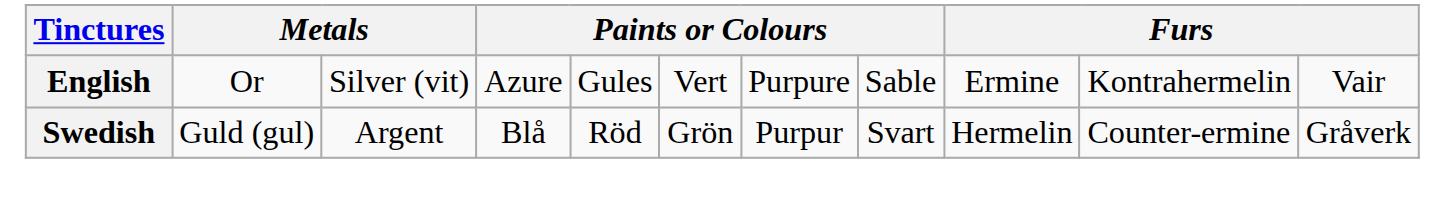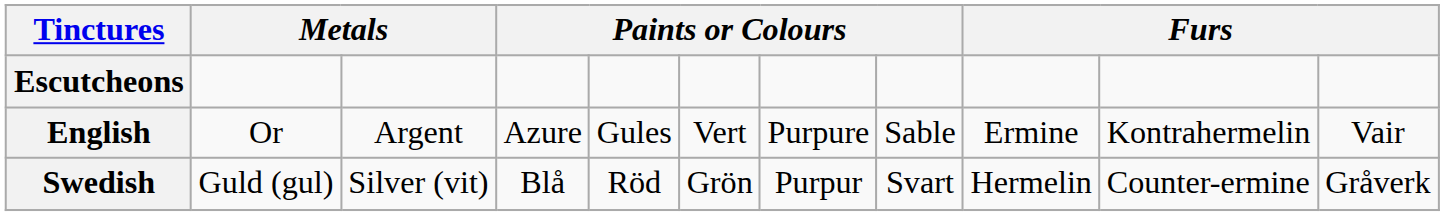+ row: (99, 81)
(399, 81) Silver (vit) -> (418, 132) Argent
(399, 132) Argent -> (418, 183) Silver (vit)
